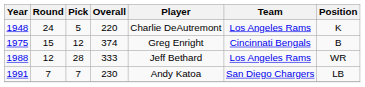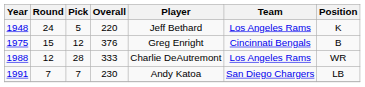(176, 27) Charlie DeAutremont -> (176, 27) Jeff Bethard
(109, 43) 374 -> (109, 43) 376
(176, 58) Jeff Bethard -> (176, 58) Charlie DeAutremont
